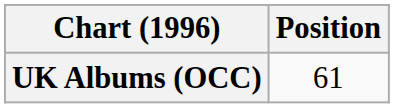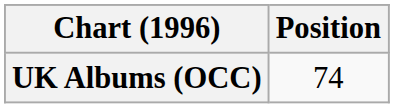(328, 77) 61 -> (328, 77) 74
